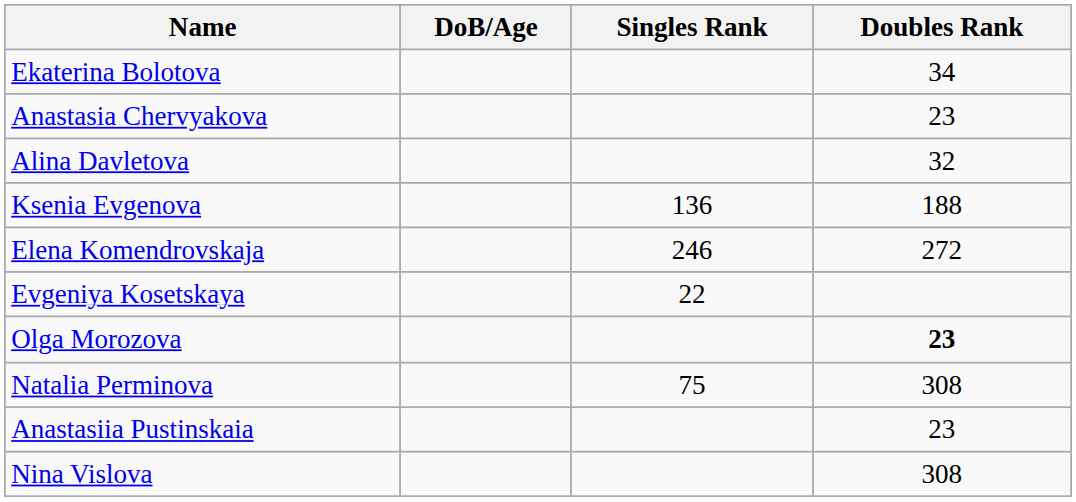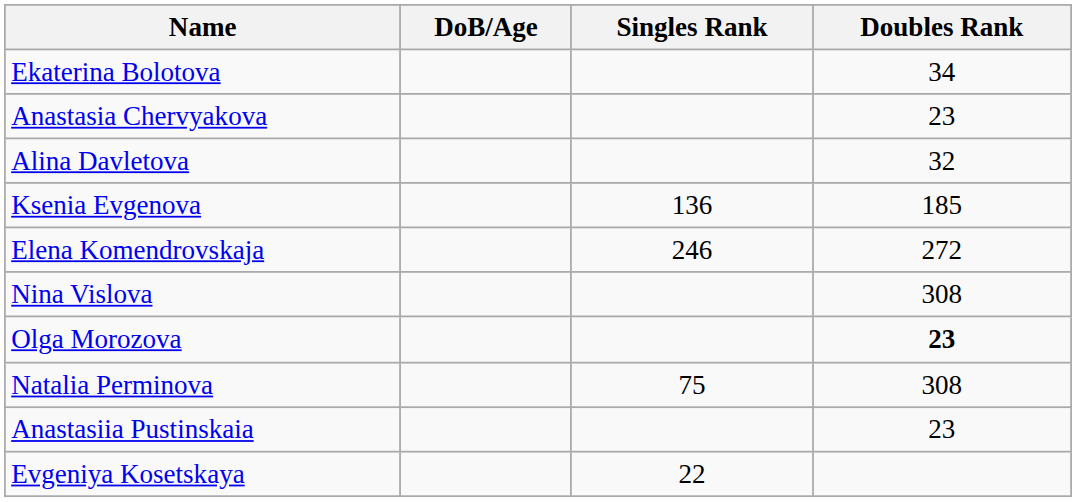(942, 205) 188 -> (942, 205) 185
rows swapped: (128, 294) <-> (82, 473)
